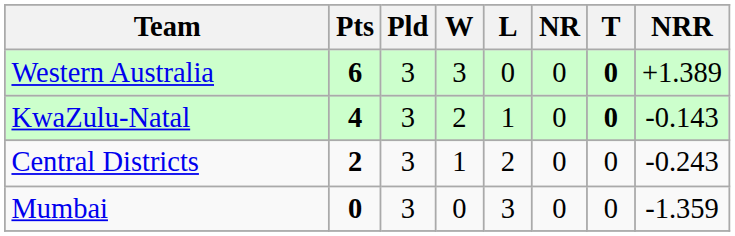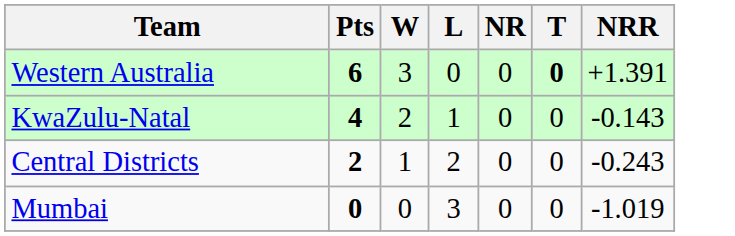- column: (408, 27)
(682, 72) +1.389 -> (628, 72) +1.391
(611, 117) bold -> (557, 117) normal
(682, 207) -1.359 -> (628, 207) -1.019
